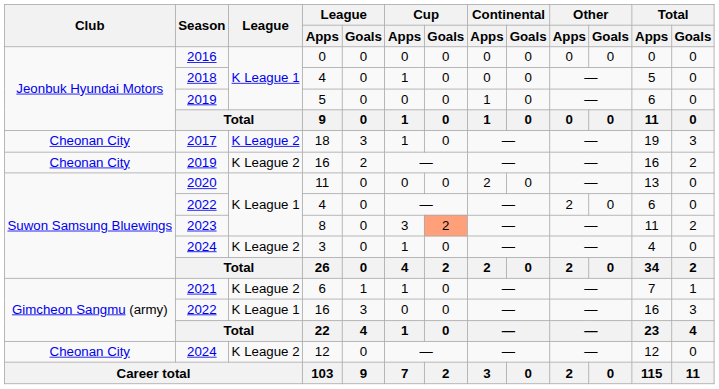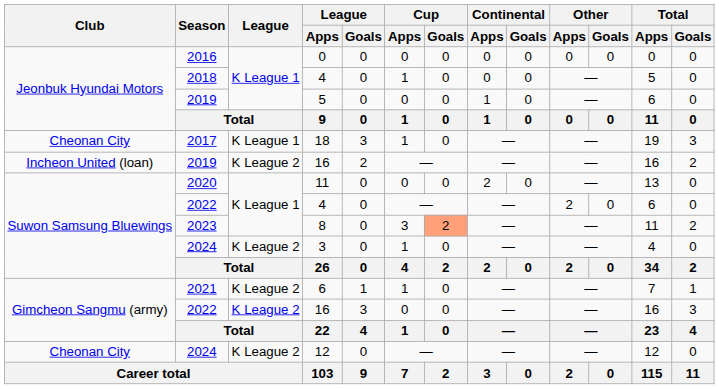(266, 141) K League 2 -> (266, 141) K League 1
(90, 162) Cheonan City -> (90, 162) Incheon United (loan)
(266, 309) K League 1 -> (266, 309) K League 2
